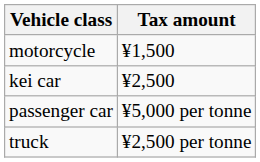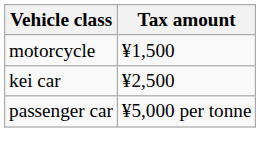- row: (29, 141)
